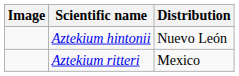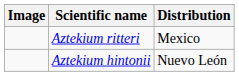rows swapped: (101, 37) <-> (96, 60)
